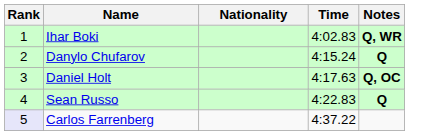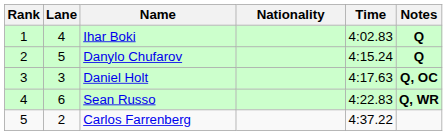+ column: (62, 15)
(382, 36) Q, WR -> (419, 36) Q
(382, 99) Q -> (419, 99) Q, WR
(24, 120) lavender background -> (24, 120) no background
